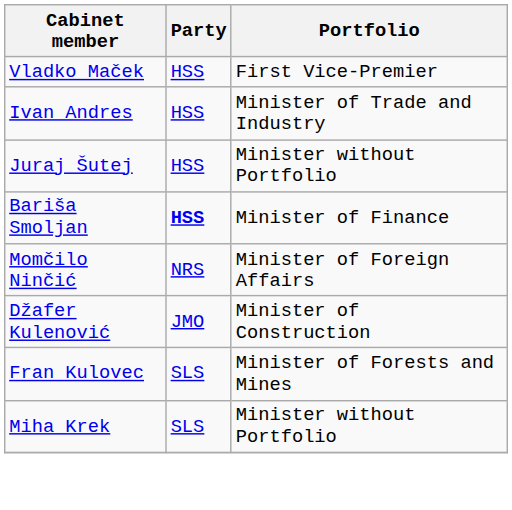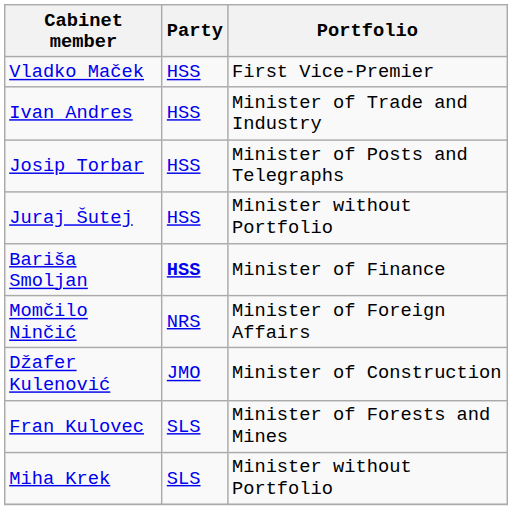+ row: (77, 166)
